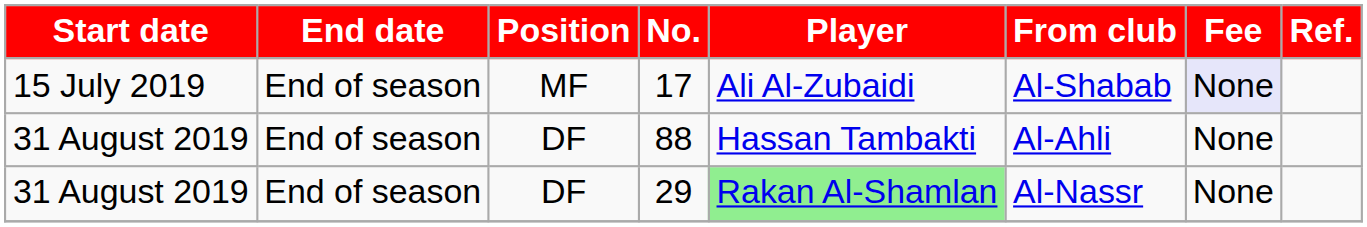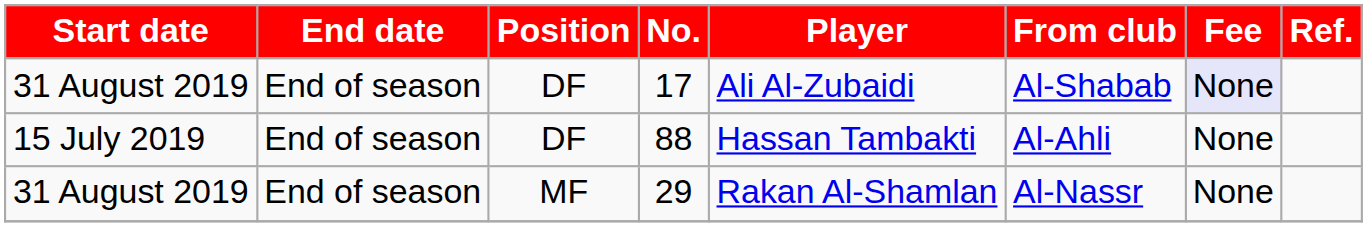(109, 85) 15 July 2019 -> (131, 85) 31 August 2019
(564, 85) MF -> (564, 85) DF
(131, 138) 31 August 2019 -> (109, 138) 15 July 2019
(564, 192) DF -> (564, 192) MF
(857, 192) lightgreen background -> (857, 192) no background
